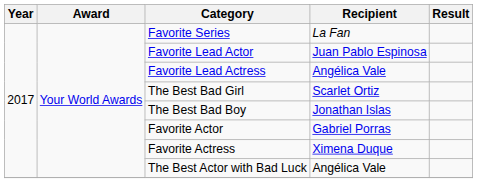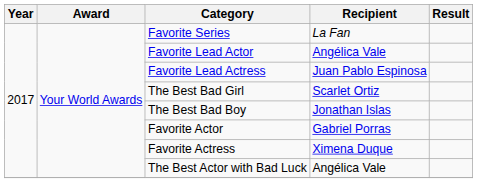(370, 52) Juan Pablo Espinosa -> (349, 52) Angélica Vale
(349, 71) Angélica Vale -> (370, 71) Juan Pablo Espinosa
